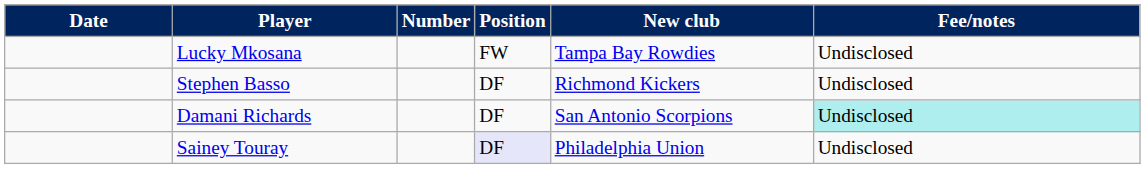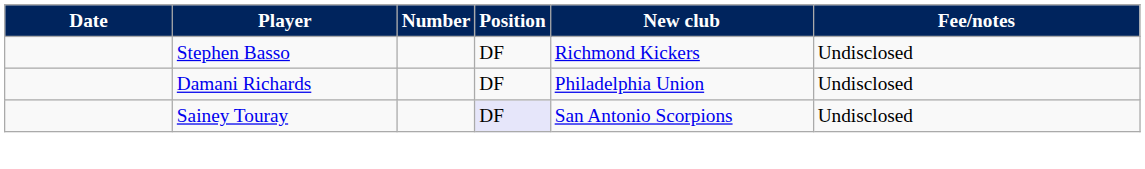- row: (239, 52)
(644, 116) San Antonio Scorpions -> (629, 84) Philadelphia Union
(865, 116) paleturquoise background -> (865, 84) no background
(629, 147) Philadelphia Union -> (644, 116) San Antonio Scorpions
